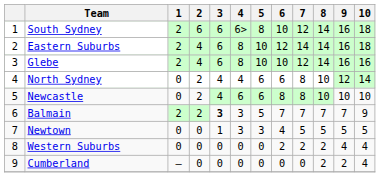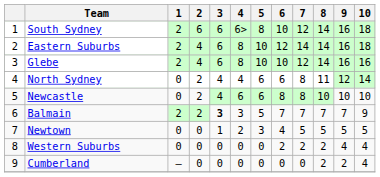(323, 80) 10 -> (323, 80) 11
(241, 130) 3 -> (241, 130) 2
